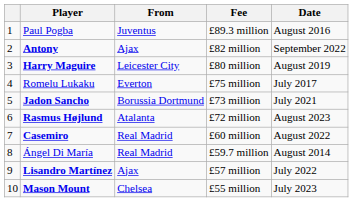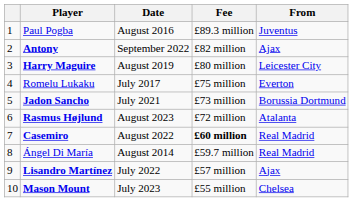columns swapped: (161, 13) <-> (310, 13)
(235, 135) normal -> (221, 135) bold
